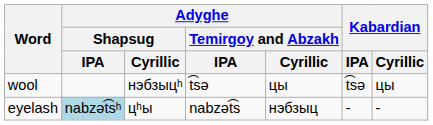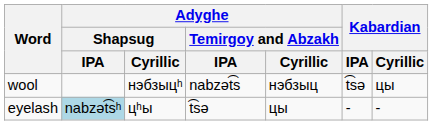(199, 85) t͡sə -> (215, 85) nabzət͡s
(278, 85) цы -> (293, 85) нэбзыц
(215, 108) nabzət͡s -> (199, 108) t͡sə
(293, 108) нэбзыц -> (278, 108) цы
